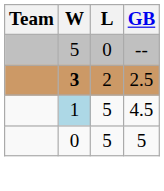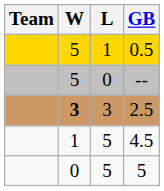+ row: (141, 49)
(107, 79) 2 -> (107, 110) 3
(74, 110) lightblue background -> (74, 140) no background
